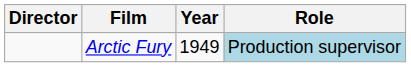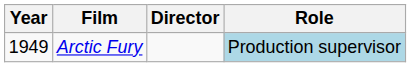columns swapped: (199, 18) <-> (43, 18)
